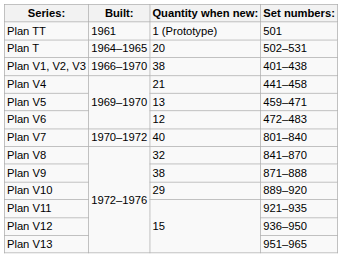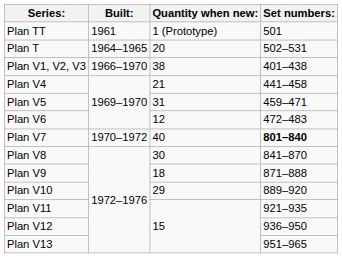(159, 102) 13 -> (159, 102) 31
(285, 137) normal -> (285, 137) bold
(159, 155) 32 -> (159, 155) 30
(159, 173) 38 -> (159, 173) 18
